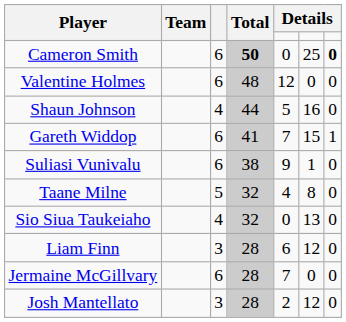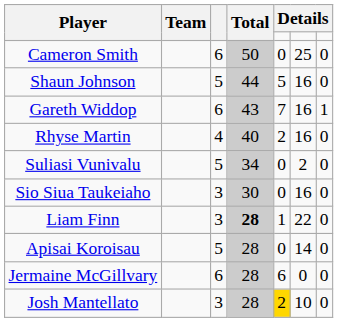(250, 54) bold -> (250, 54) normal
(333, 54) bold -> (324, 54) normal
- row: (83, 81)
(219, 109) 4 -> (219, 81) 5
(250, 137) 41 -> (250, 109) 43
(311, 137) 15 -> (303, 109) 16
+ row: (83, 137)
(219, 164) 6 -> (219, 164) 5
(250, 164) 38 -> (250, 164) 34
(286, 164) 9 -> (282, 164) 0
(311, 164) 1 -> (303, 164) 2
- row: (83, 192)
(219, 219) 4 -> (219, 192) 3
(250, 219) 32 -> (250, 192) 30
(311, 219) 13 -> (303, 192) 16
(250, 247) normal -> (250, 219) bold
(286, 247) 6 -> (282, 219) 1
(311, 247) 12 -> (303, 219) 22
+ row: (83, 247)
(286, 275) 7 -> (282, 275) 6
(286, 302) no background -> (282, 302) gold background
(311, 302) 12 -> (303, 302) 10
